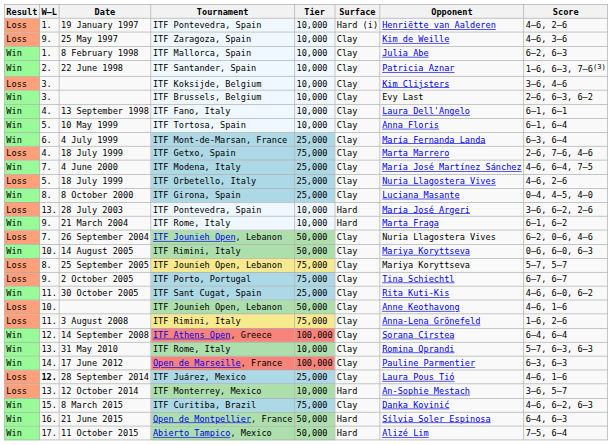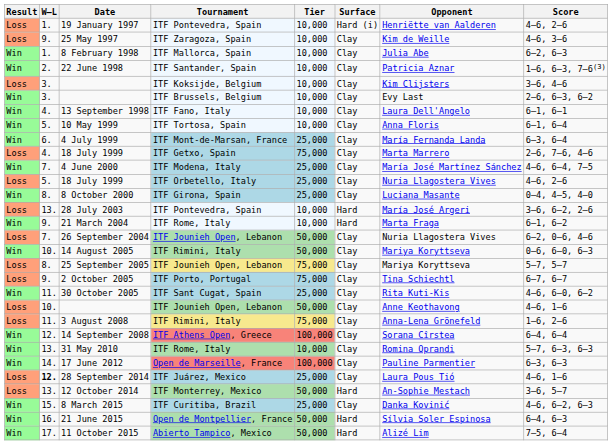(312, 391) 10,000 -> (312, 391) 50,000
(312, 405) 75,000 -> (312, 405) 25,000
